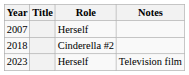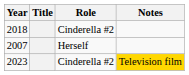rows swapped: (17, 29) <-> (17, 45)
(73, 62) Herself -> (86, 62) Cinderella #2
(150, 62) no background -> (150, 62) gold background
